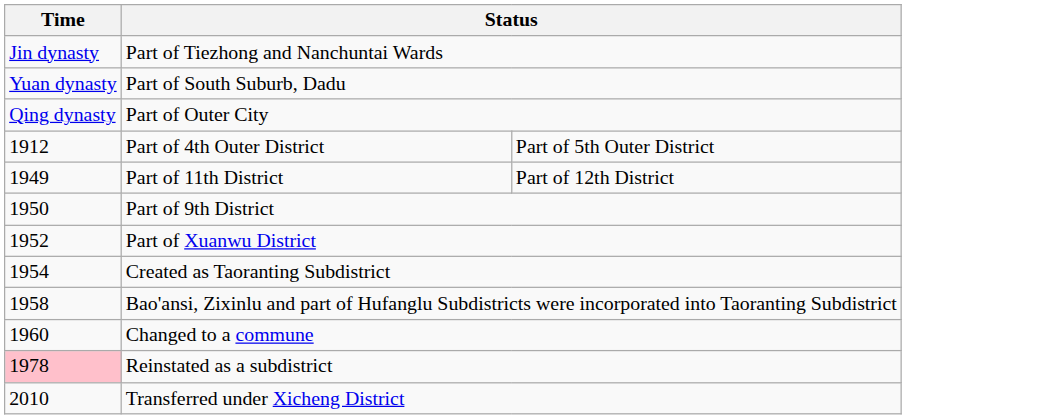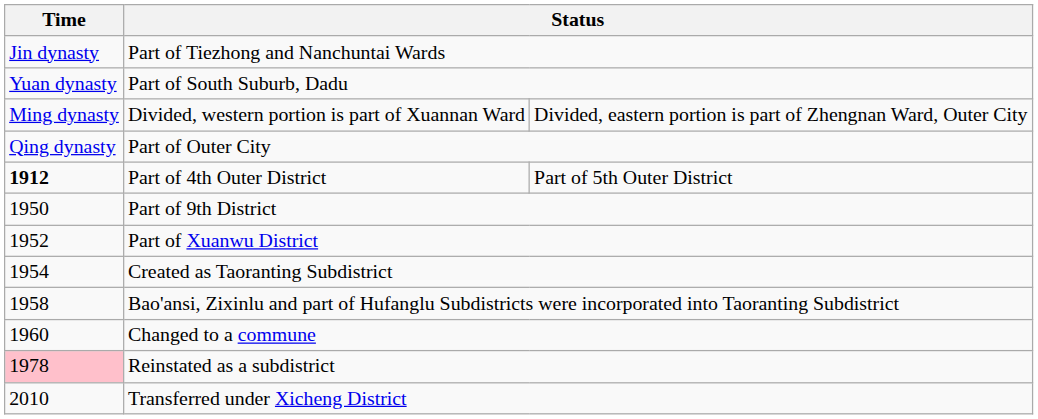+ row: (326, 114)
(29, 146) normal -> (29, 177) bold
- row: (205, 177)
